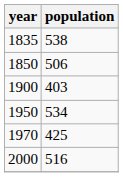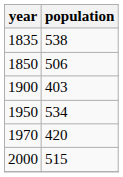(56, 135) 425 -> (56, 135) 420
(56, 159) 516 -> (56, 159) 515
